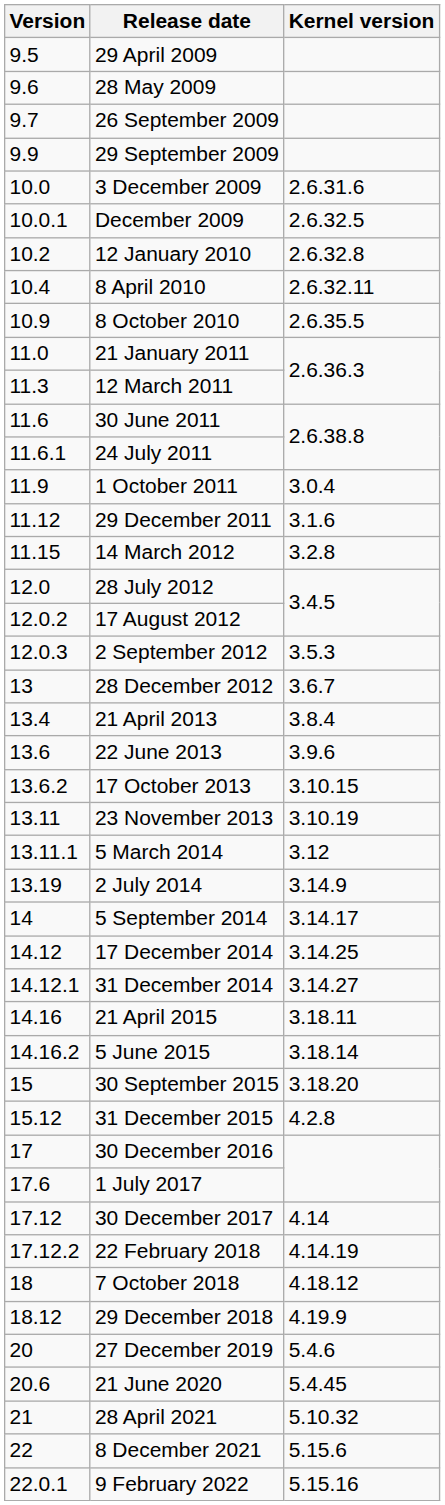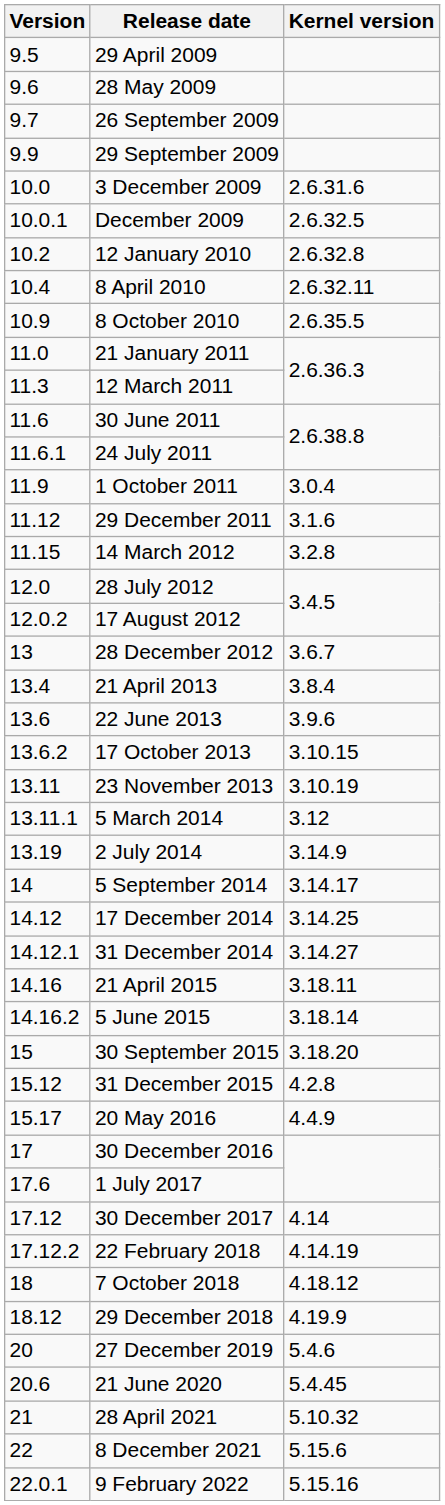- row: (181, 652)
+ row: (155, 1118)
